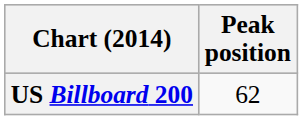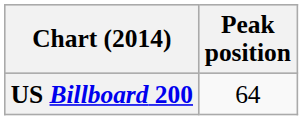(248, 93) 62 -> (248, 93) 64
